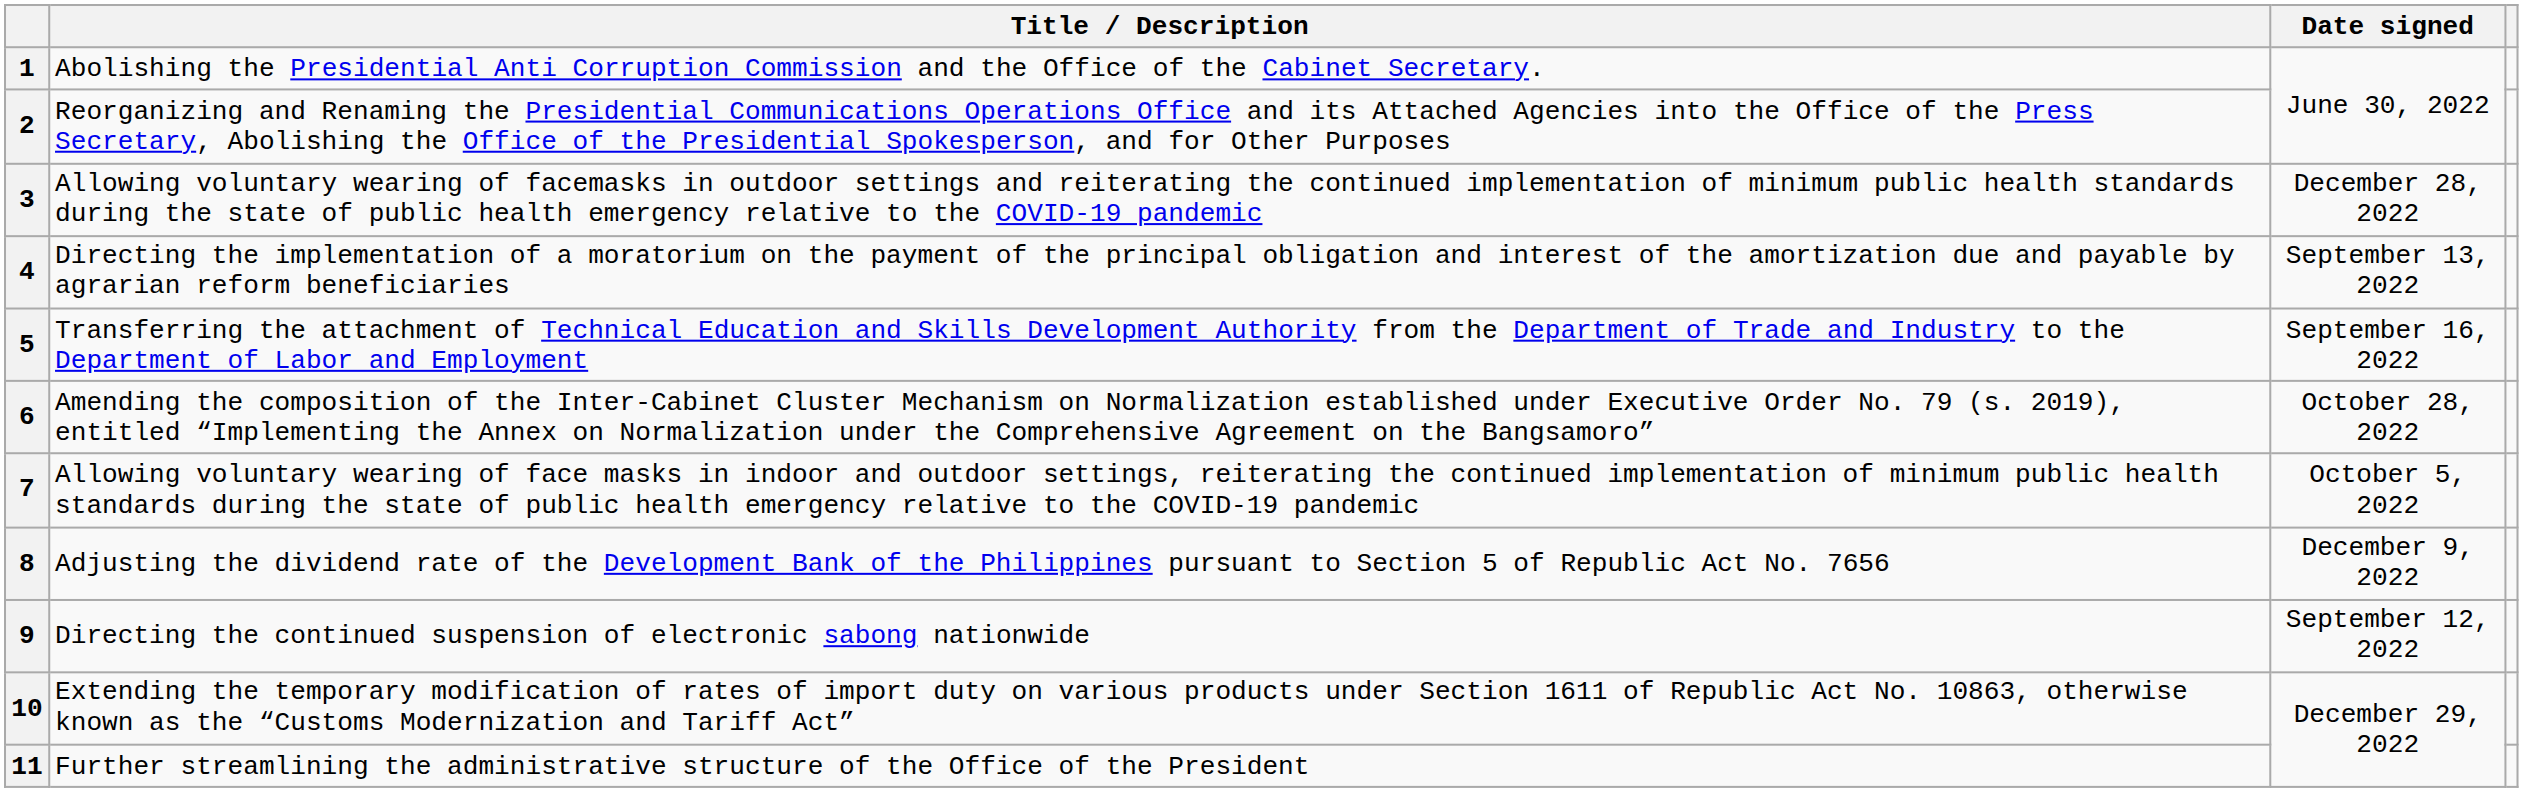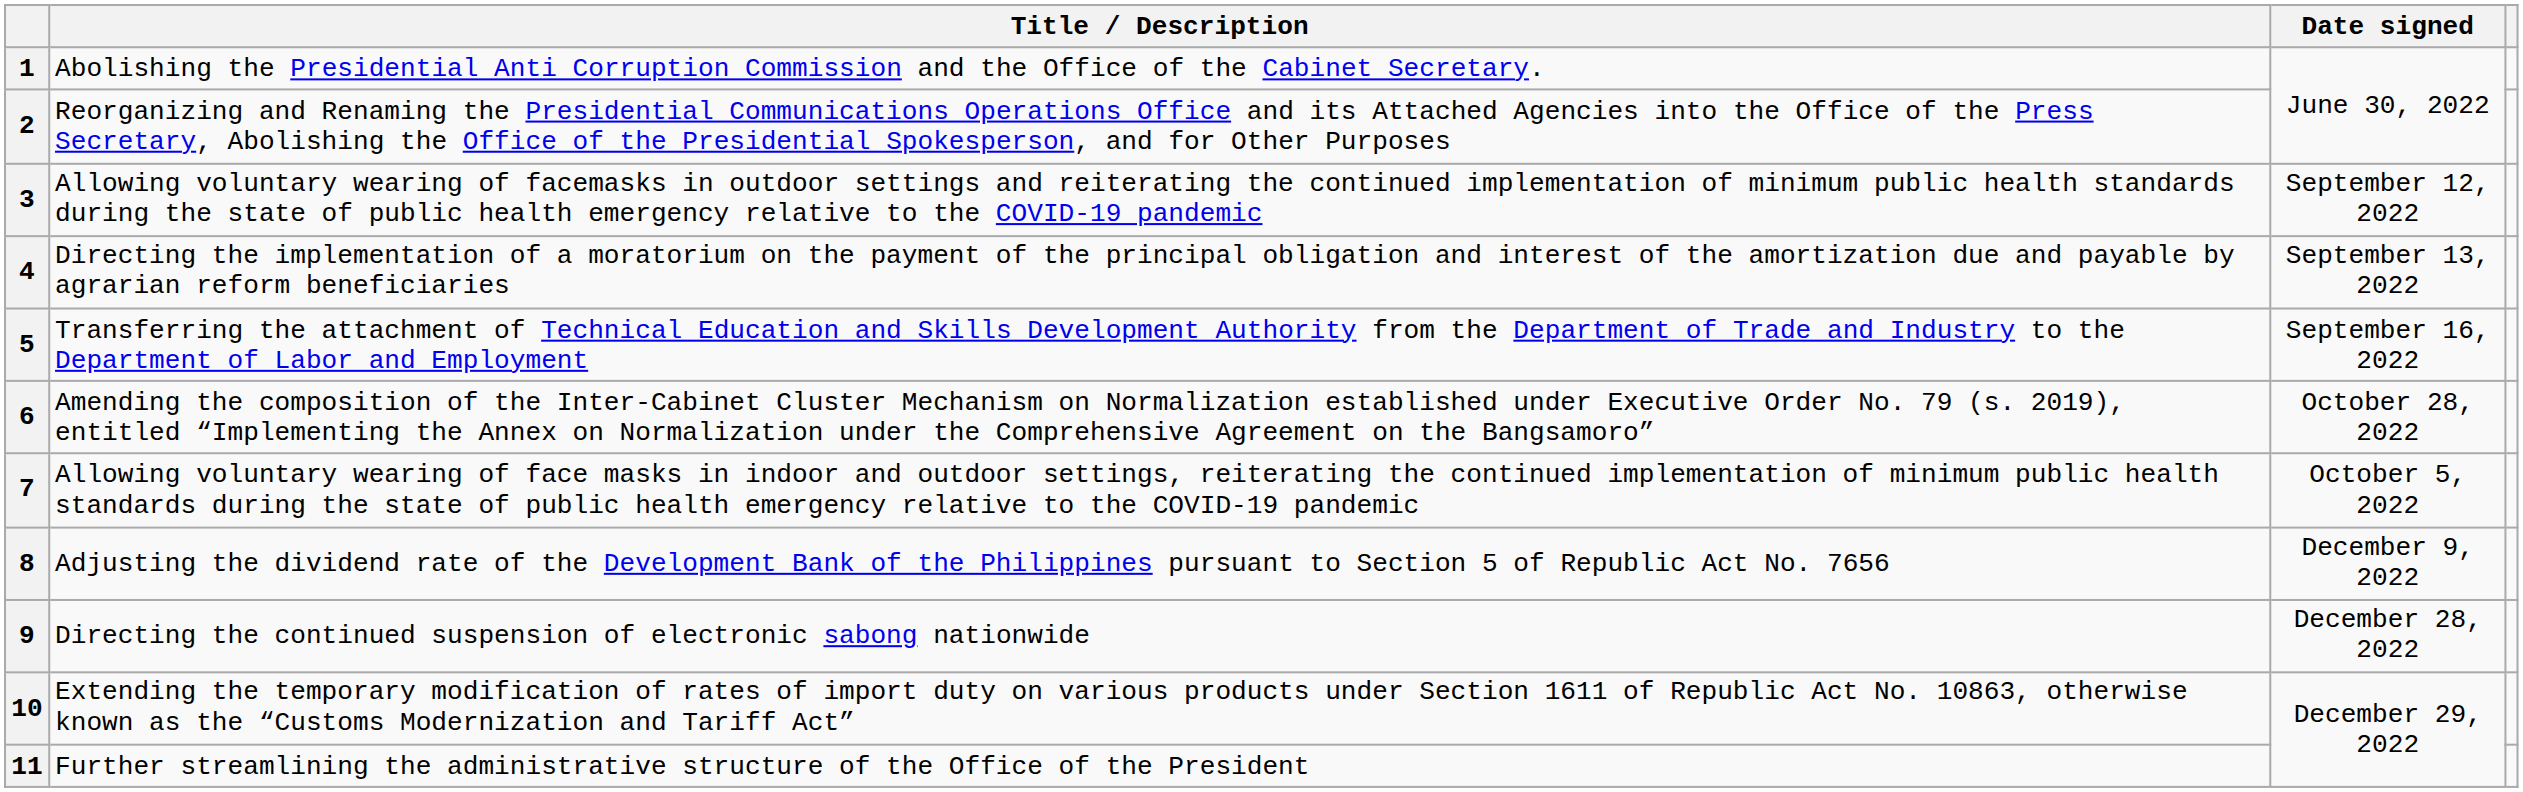(2388, 199) December 28, 2022 -> (2388, 199) September 12, 2022
(2388, 636) September 12, 2022 -> (2388, 636) December 28, 2022
